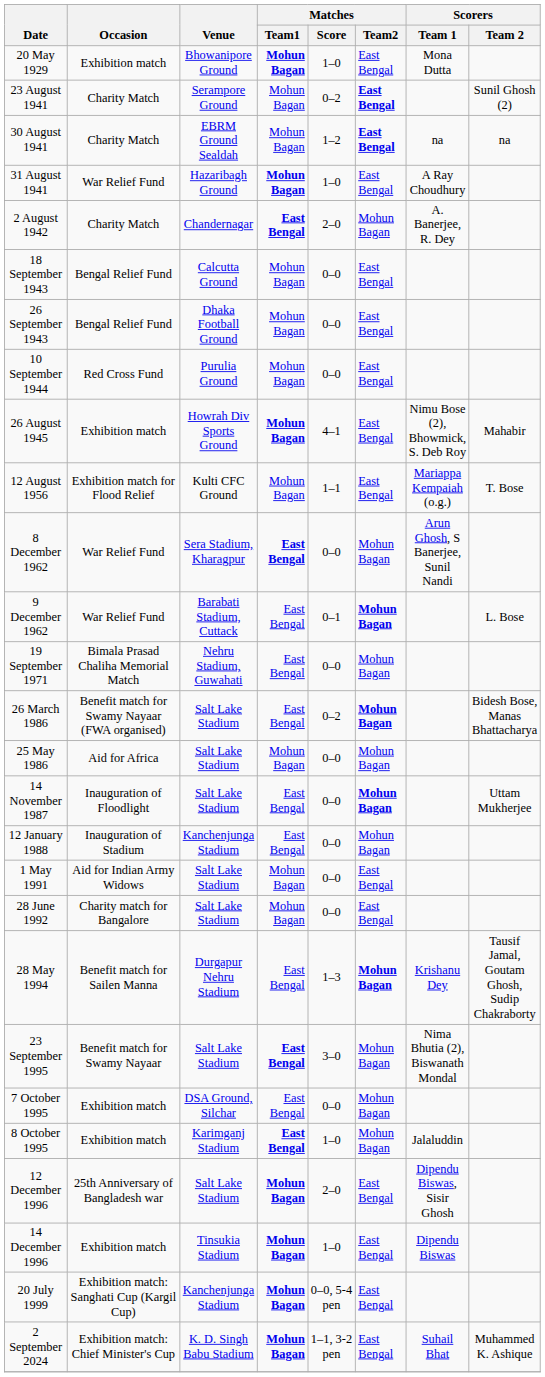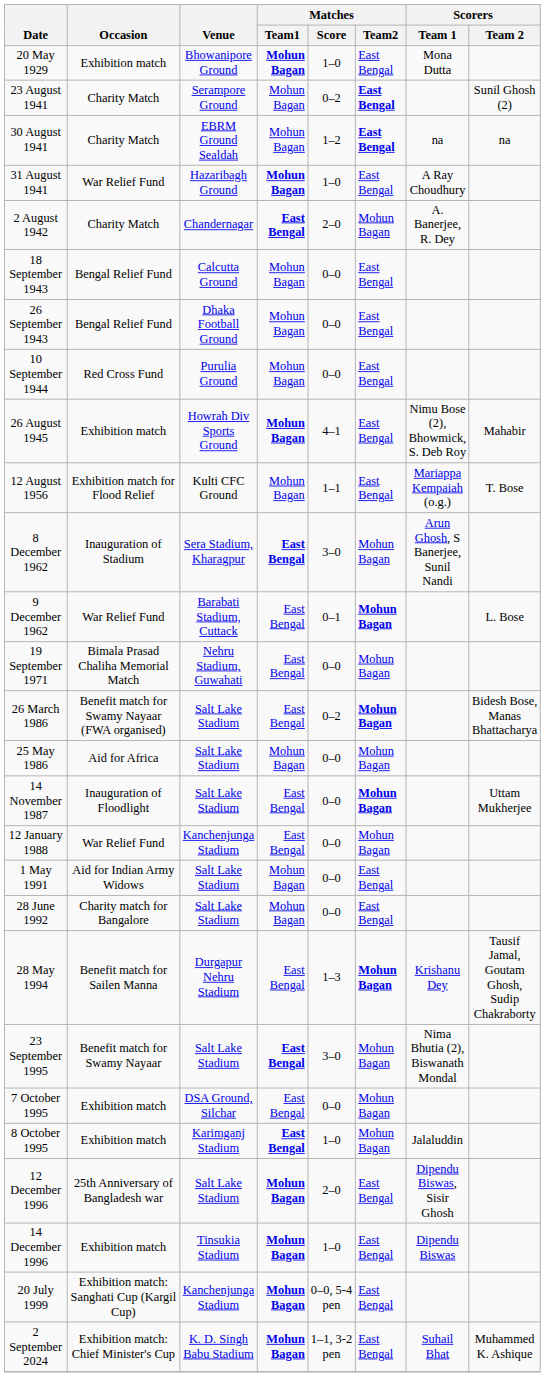(123, 552) War Relief Fund -> (123, 552) Inauguration of Stadium
(331, 552) 0–0 -> (331, 552) 3–0
(123, 843) Inauguration of Stadium -> (123, 843) War Relief Fund
